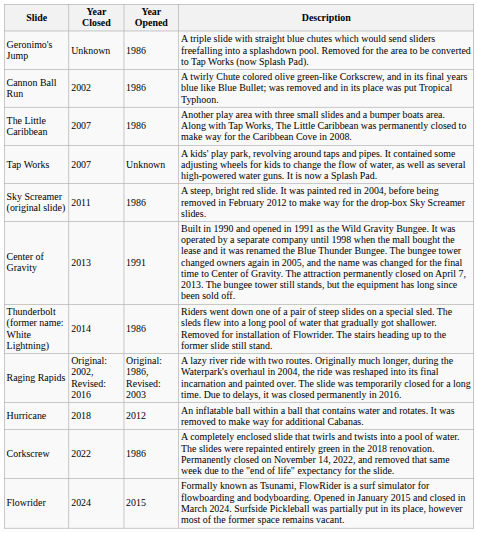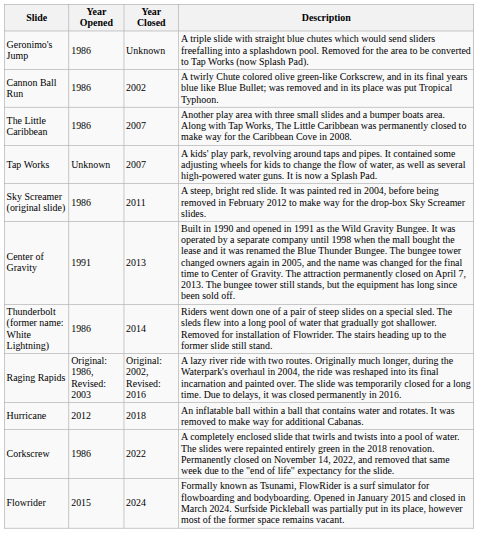columns swapped: (151, 17) <-> (96, 17)
